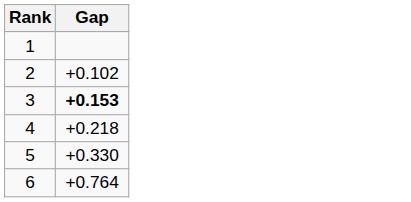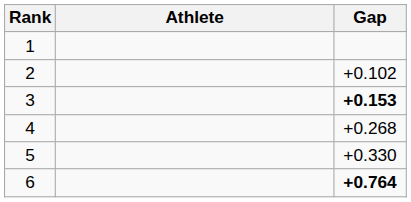+ column: (195, 18)
(92, 127) +0.218 -> (370, 127) +0.268
(92, 182) normal -> (370, 182) bold
